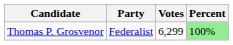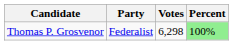(171, 31) 6,299 -> (171, 31) 6,298
